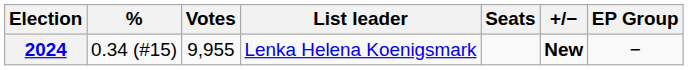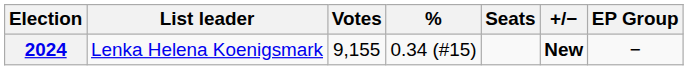columns swapped: (361, 19) <-> (134, 19)
(211, 49) 9,955 -> (357, 49) 9,155
